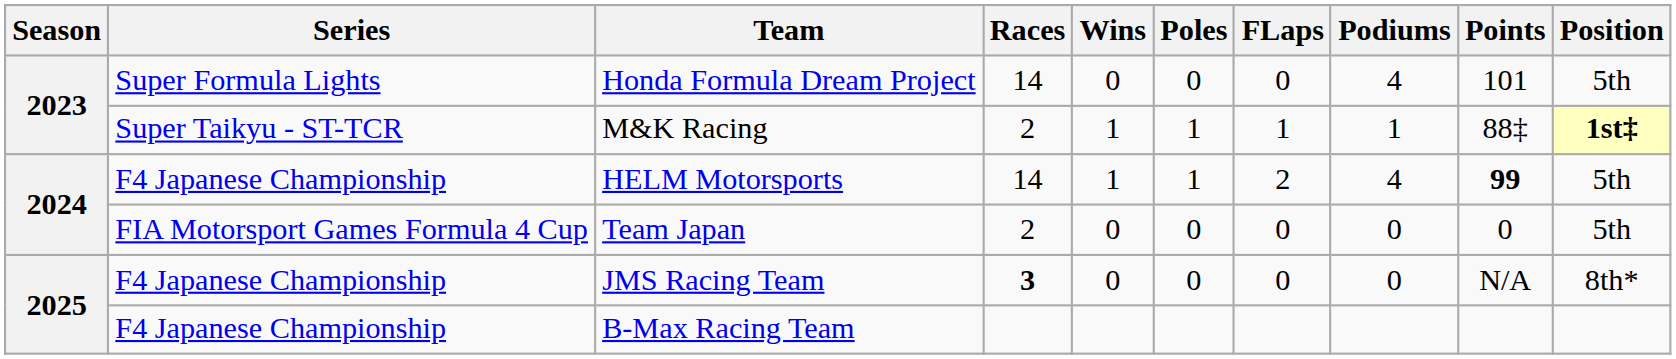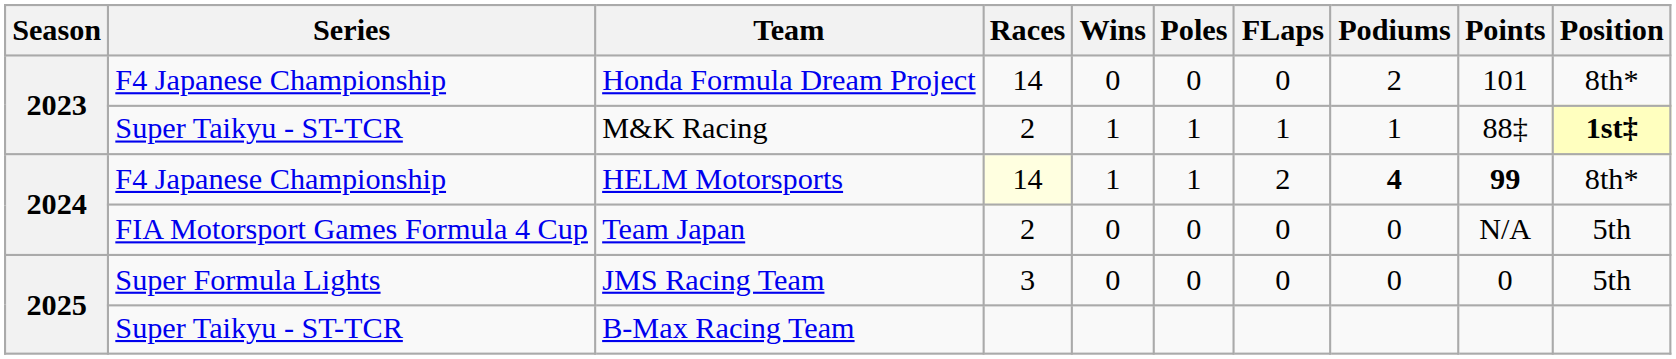(248, 79) Super Formula Lights -> (281, 79) F4 Japanese Championship
(1394, 79) 4 -> (1394, 79) 2
(1612, 79) 5th -> (1612, 79) 8th*
(1028, 179) no background -> (1028, 179) lightyellow background
(1394, 179) normal -> (1394, 179) bold
(1612, 179) 5th -> (1612, 179) 8th*
(1505, 229) 0 -> (1505, 229) N/A
(281, 279) F4 Japanese Championship -> (248, 279) Super Formula Lights
(1028, 279) bold -> (1028, 279) normal
(1505, 279) N/A -> (1505, 279) 0
(1612, 279) 8th* -> (1612, 279) 5th
(281, 329) F4 Japanese Championship -> (259, 329) Super Taikyu - ST-TCR
